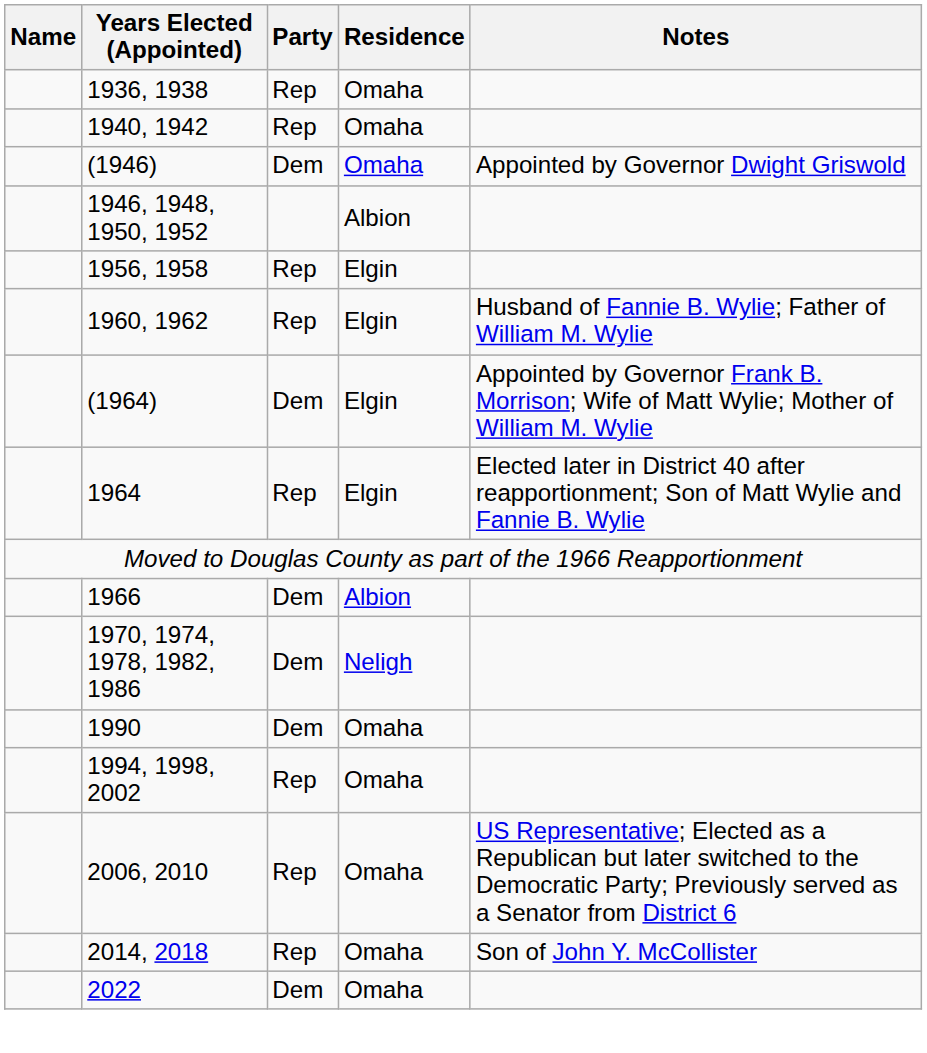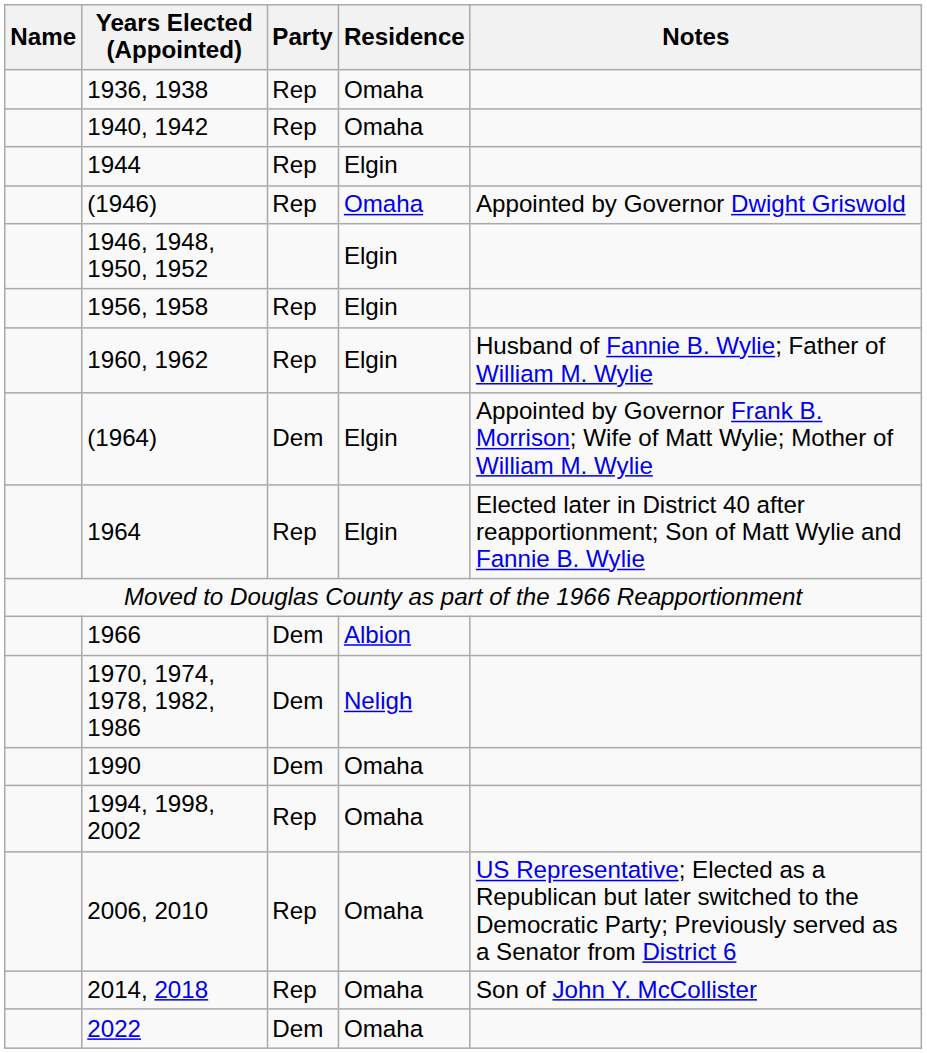+ row: (114, 165)
(298, 165) Dem -> (294, 204) Rep
(377, 217) Albion -> (371, 256) Elgin
